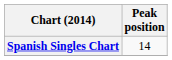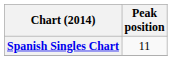(144, 45) 14 -> (144, 45) 11
